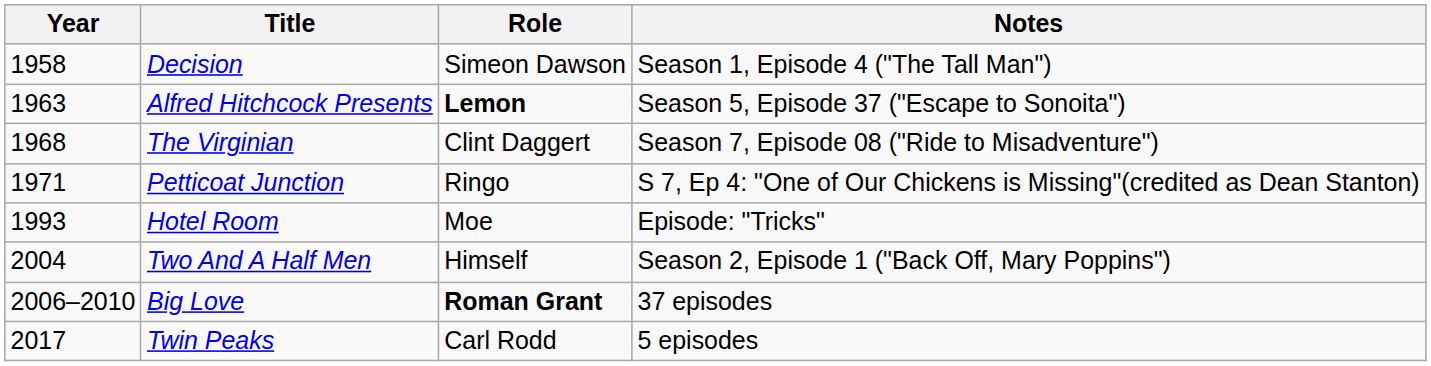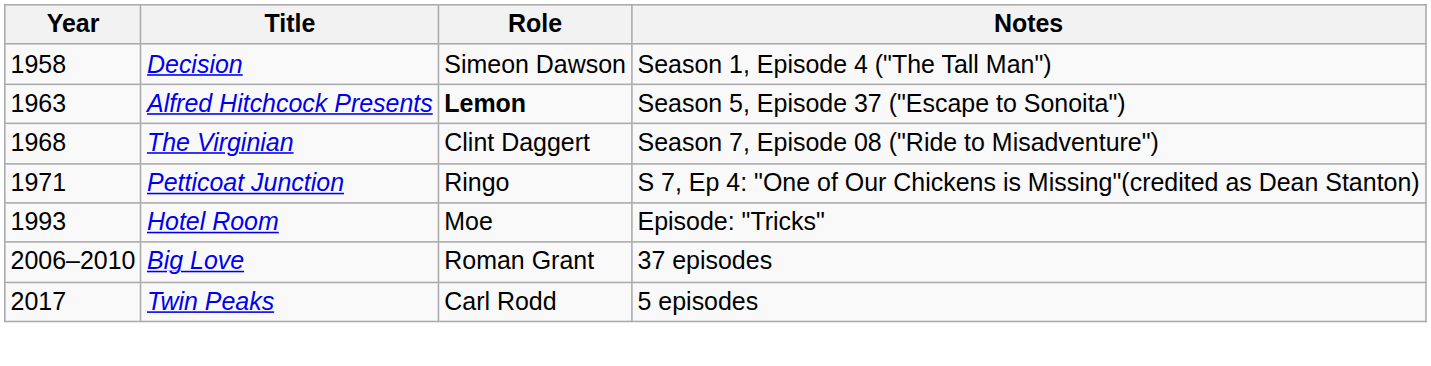- row: (259, 261)
(523, 301) bold -> (519, 261) normal
